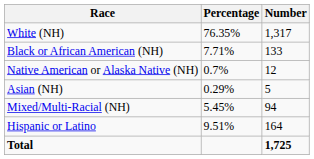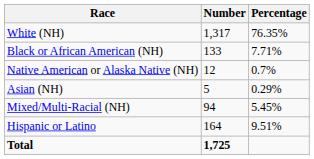columns swapped: (286, 13) <-> (231, 13)
